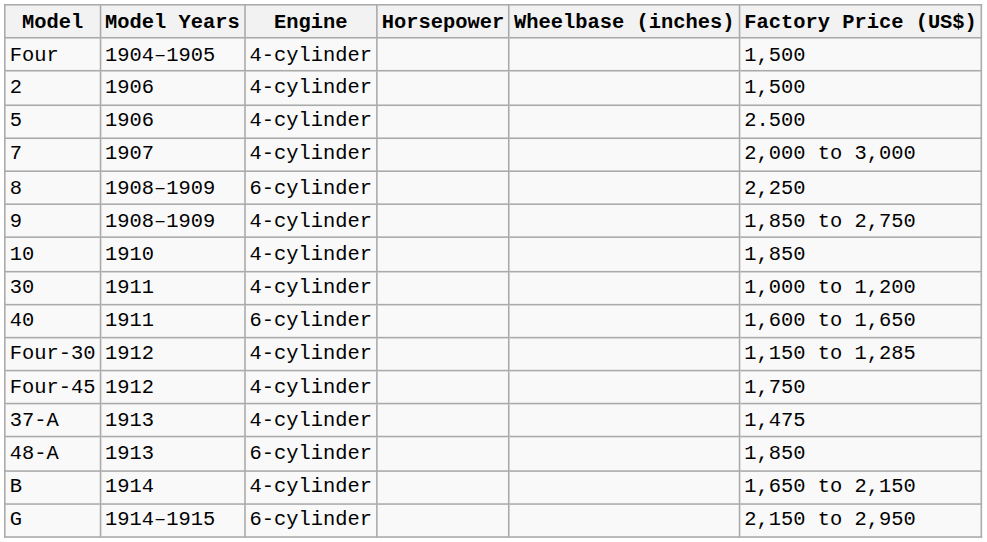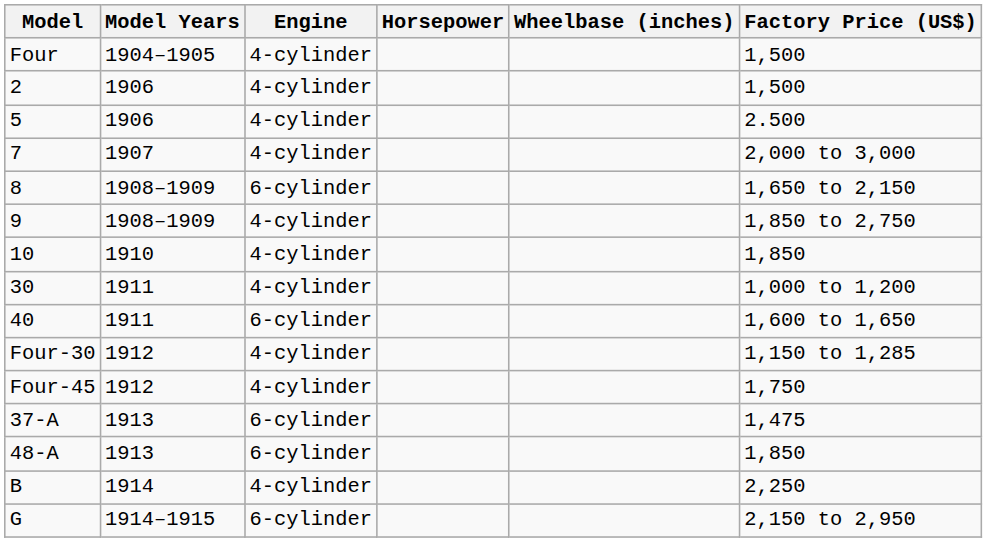(775, 188) 2,250 -> (830, 188) 1,650 to 2,150
(311, 421) 4-cylinder -> (311, 421) 6-cylinder
(830, 487) 1,650 to 2,150 -> (775, 487) 2,250
